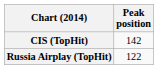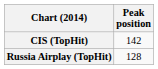(134, 56) 122 -> (134, 56) 128
